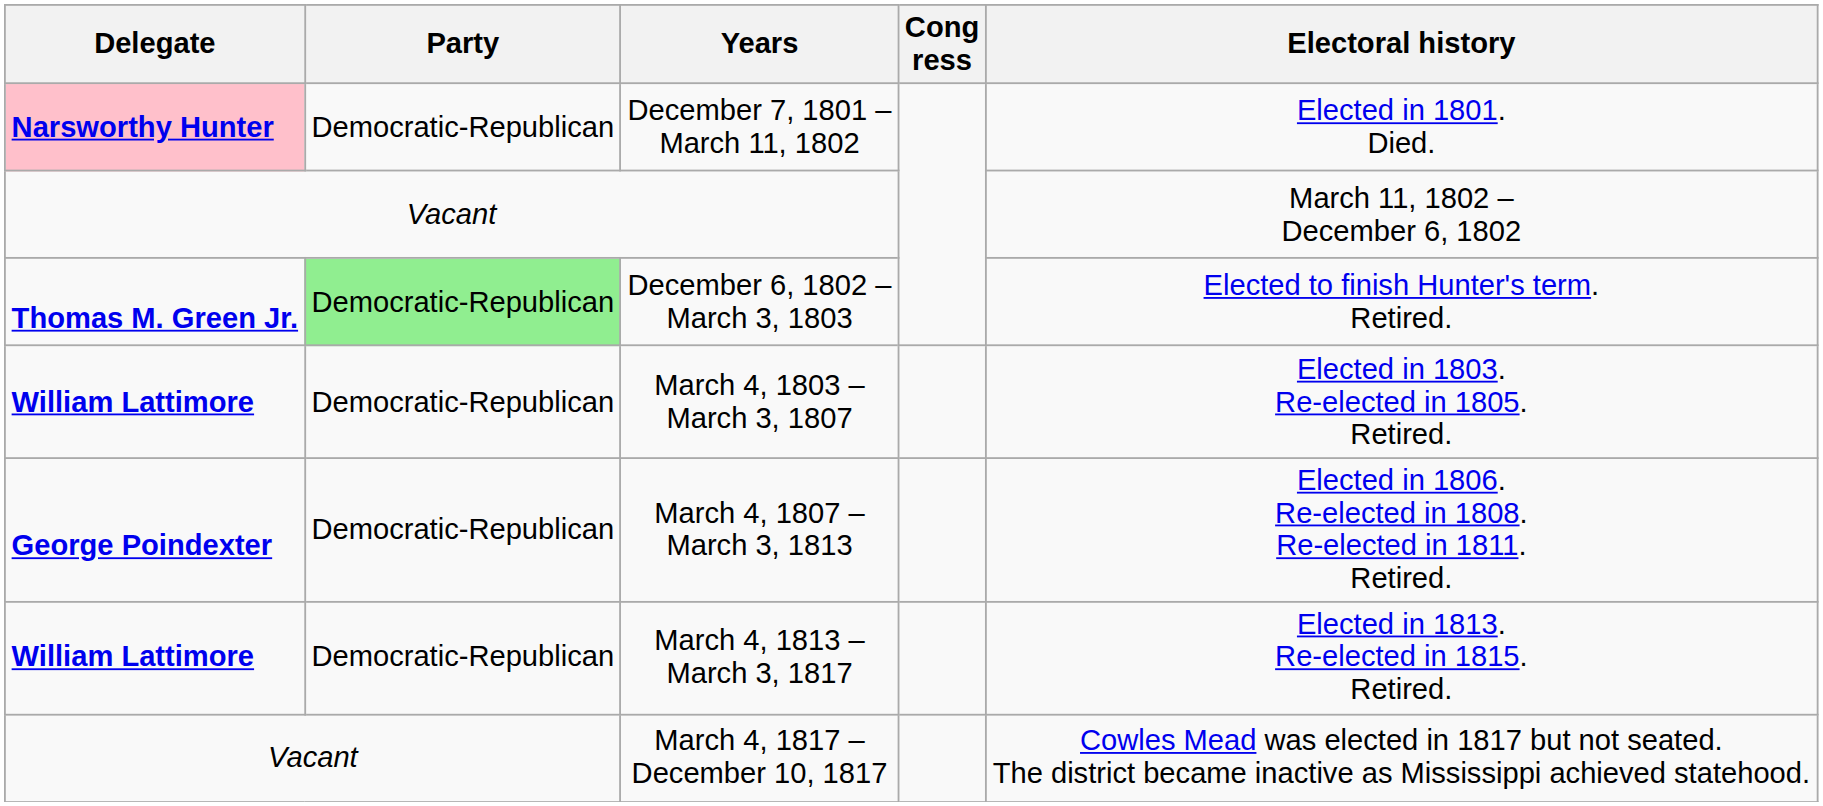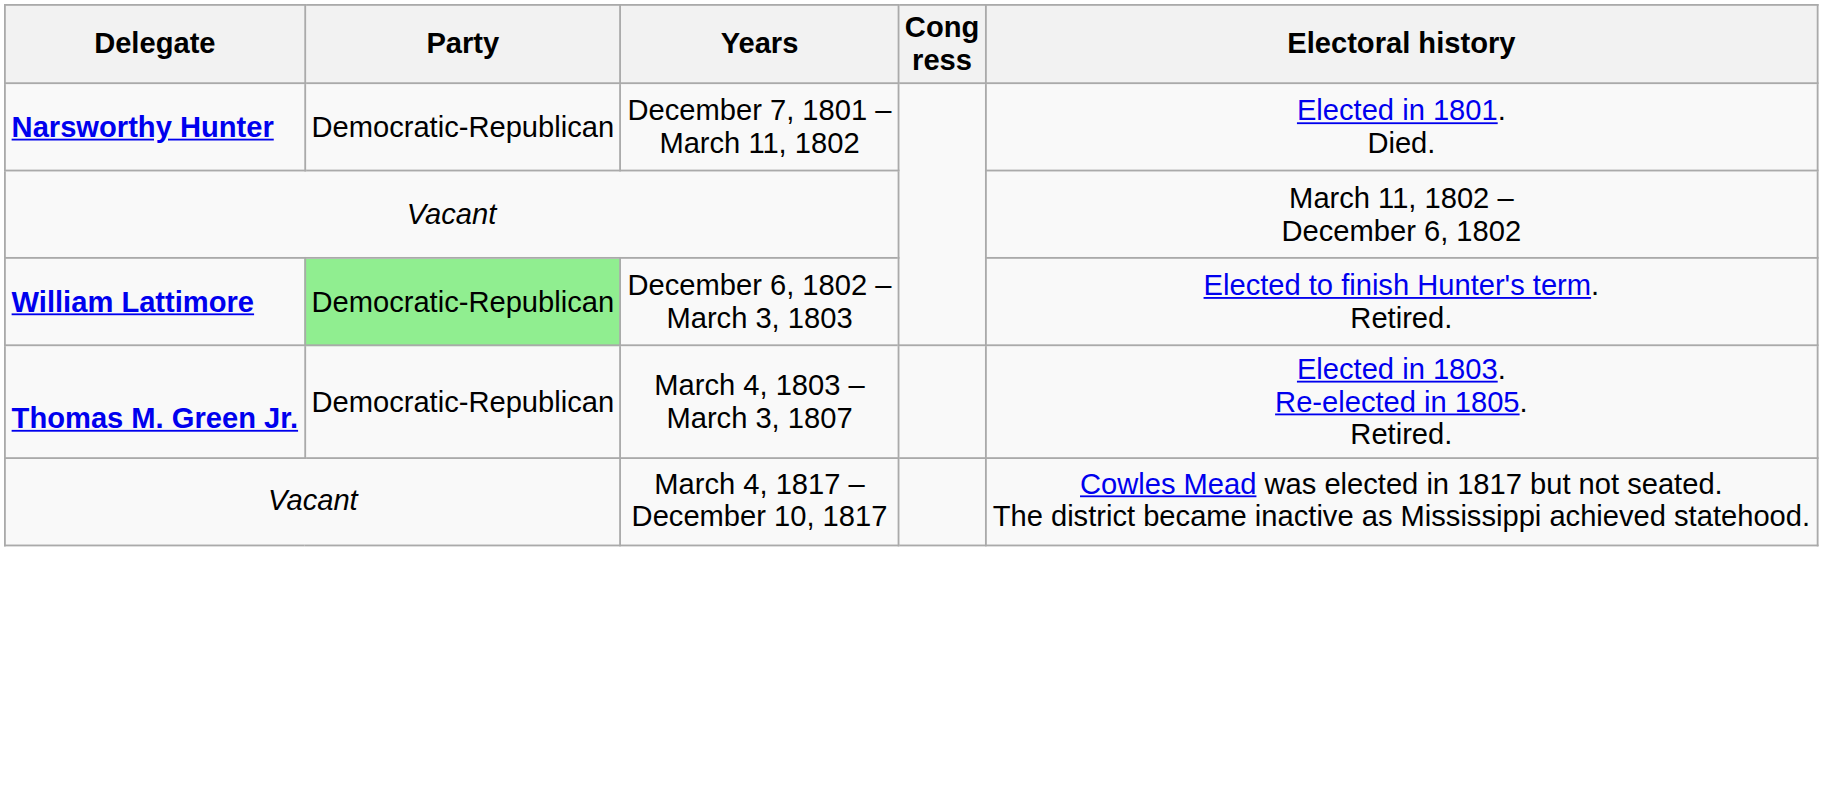(143, 127) pink background -> (143, 127) no background
(155, 318) Thomas M. Green Jr. -> (133, 301) William Lattimore
(133, 401) William Lattimore -> (155, 417) Thomas M. Green Jr.
- row: (759, 529)
- row: (759, 657)
